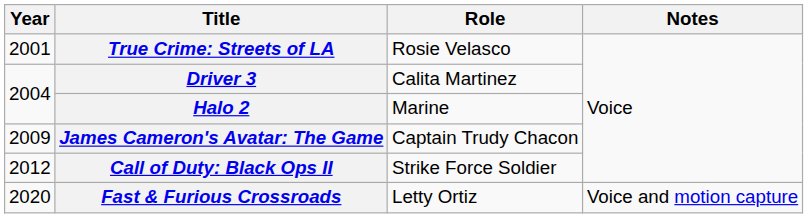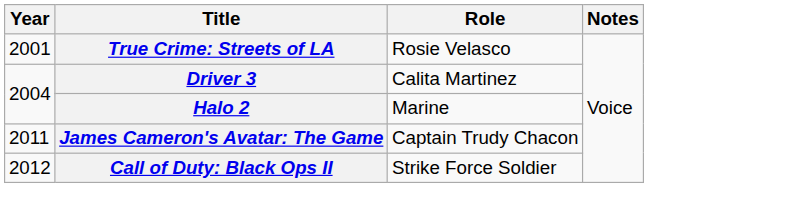(30, 138) 2009 -> (29, 138) 2011
- row: (221, 197)
